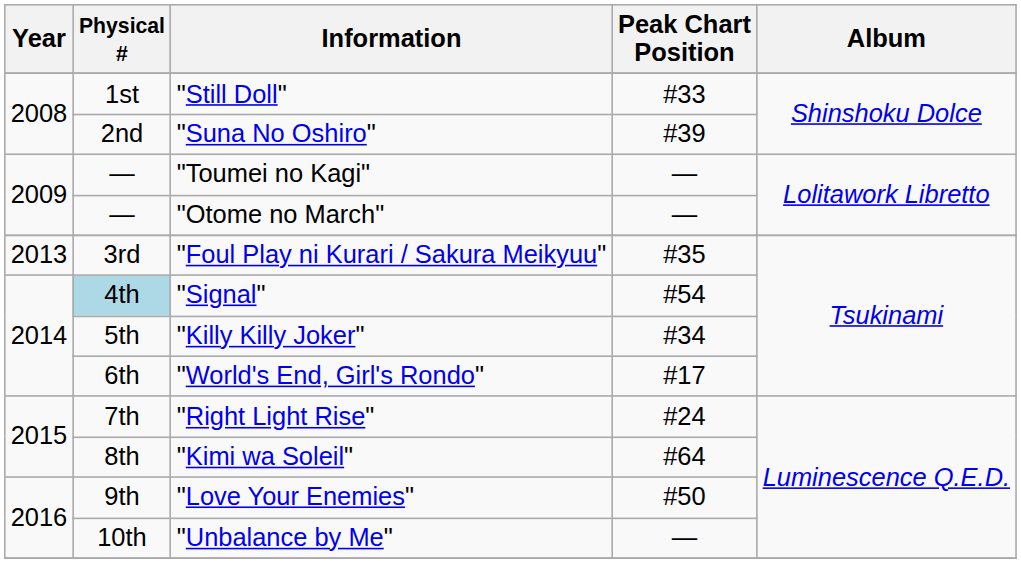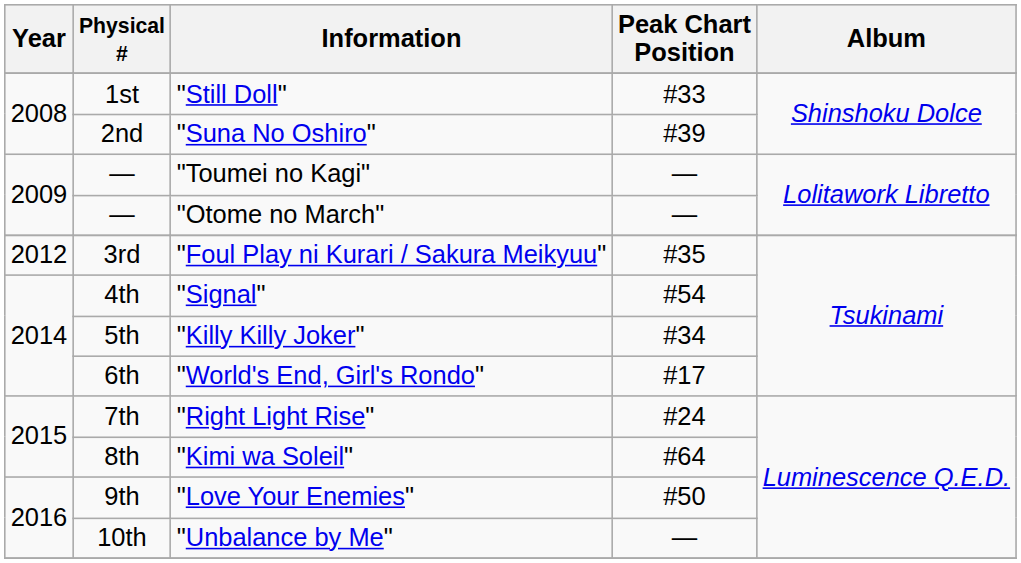(39, 255) 2013 -> (39, 255) 2012
(122, 295) lightblue background -> (122, 295) no background
